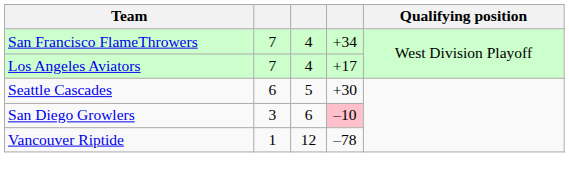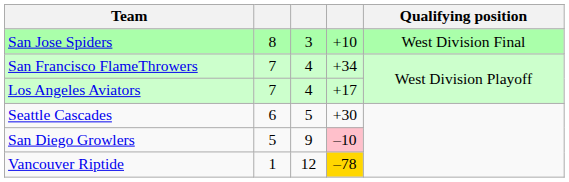+ row: (60, 41)
(272, 115) 3 -> (272, 139) 5
(309, 115) 6 -> (309, 139) 9
(345, 139) no background -> (345, 164) gold background
